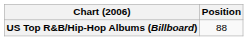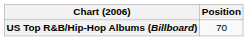(221, 28) 88 -> (221, 28) 70
